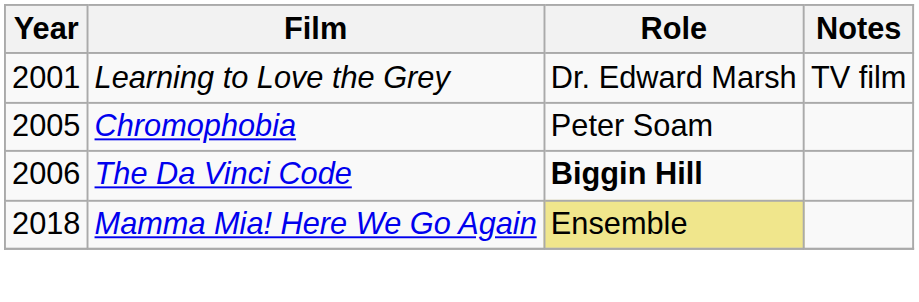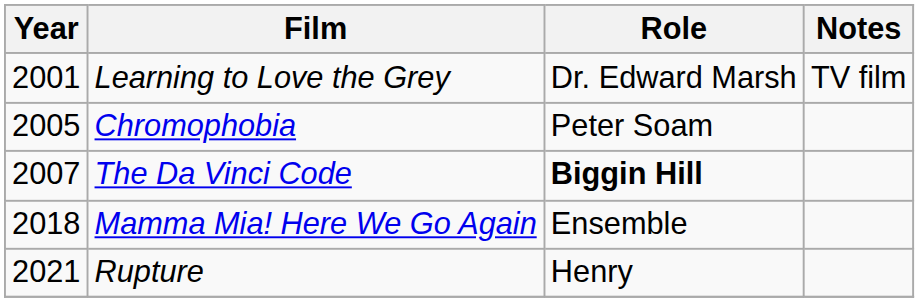(46, 175) 2006 -> (46, 175) 2007
(619, 223) khaki background -> (619, 223) no background
+ row: (149, 272)
